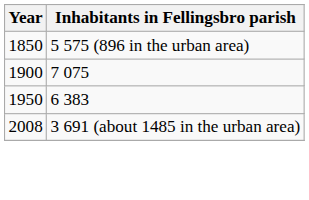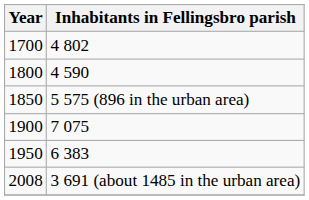+ row: (26, 45)
+ row: (26, 72)
